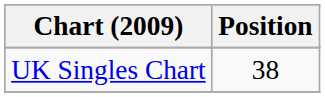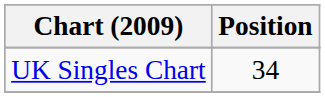(265, 69) 38 -> (265, 69) 34
